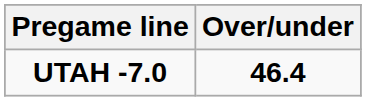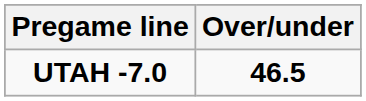(278, 72) 46.4 -> (278, 72) 46.5
